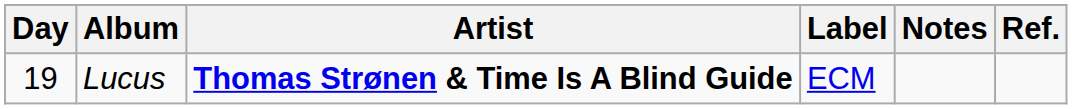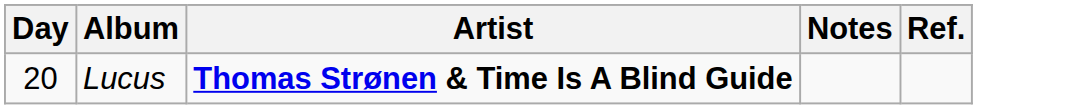- column: (847, 28)
(40, 77) 19 -> (40, 77) 20
